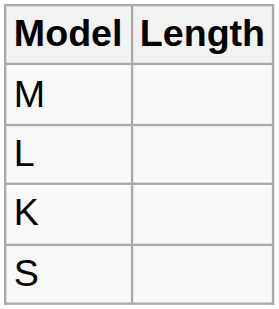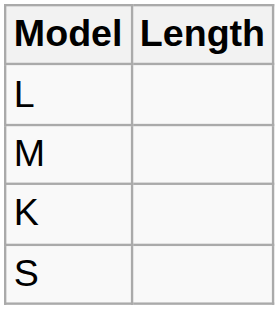rows swapped: (30, 93) <-> (24, 153)
